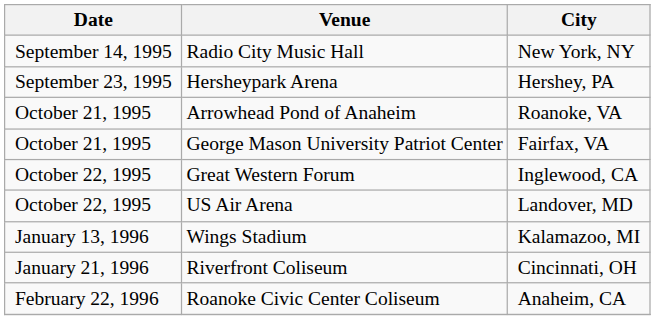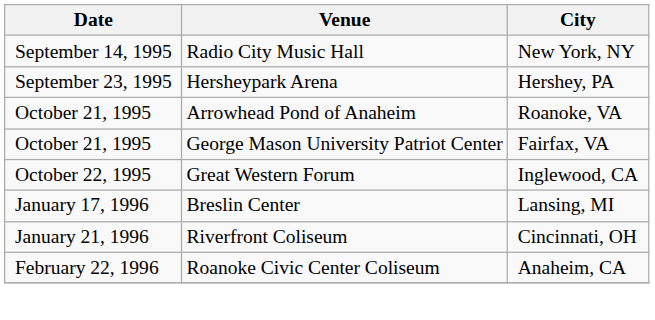- row: (240, 205)
- row: (247, 236)
+ row: (243, 205)
